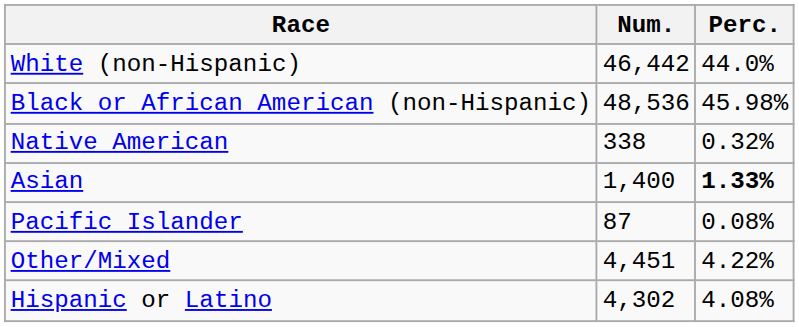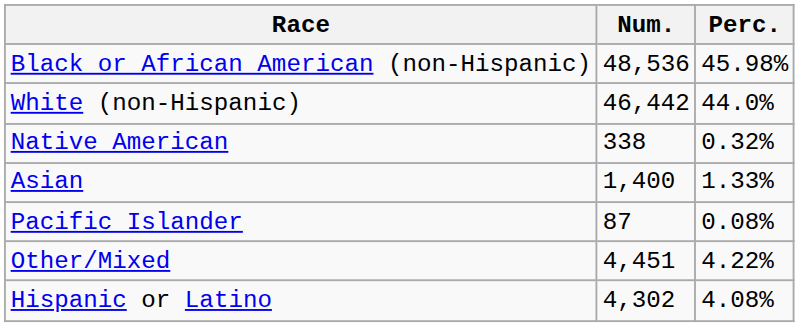rows swapped: (156, 64) <-> (301, 103)
(738, 182) bold -> (738, 182) normal
